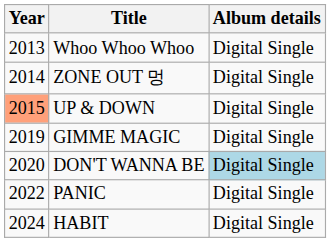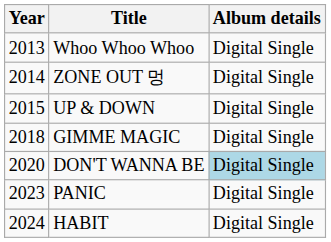(27, 108) lightsalmon background -> (27, 108) no background
(27, 136) 2019 -> (27, 136) 2018
(27, 194) 2022 -> (27, 194) 2023
